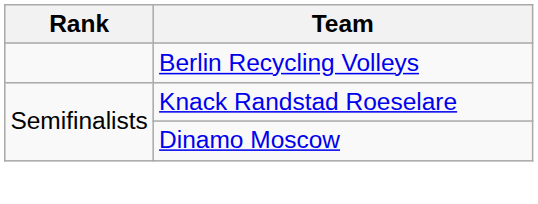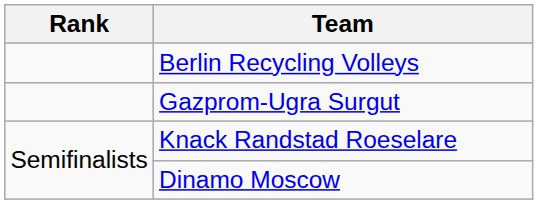+ row: (280, 101)
